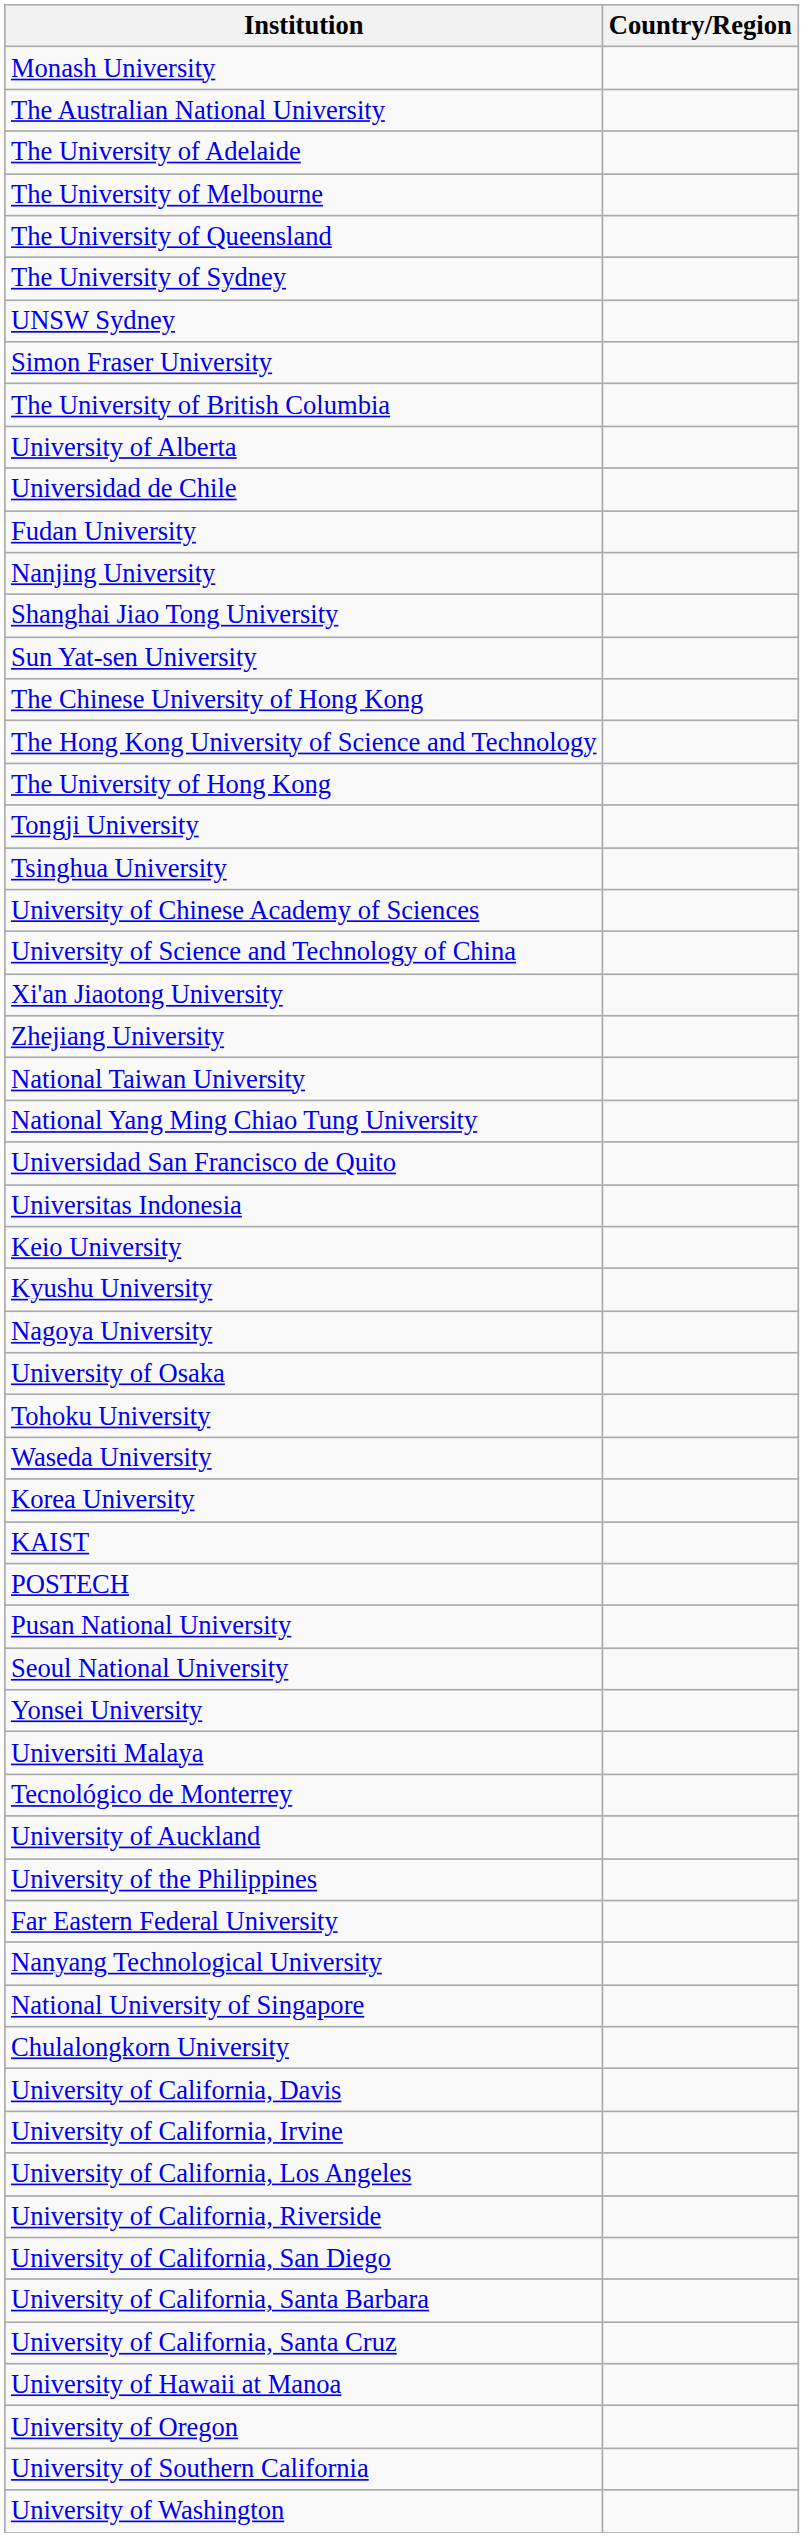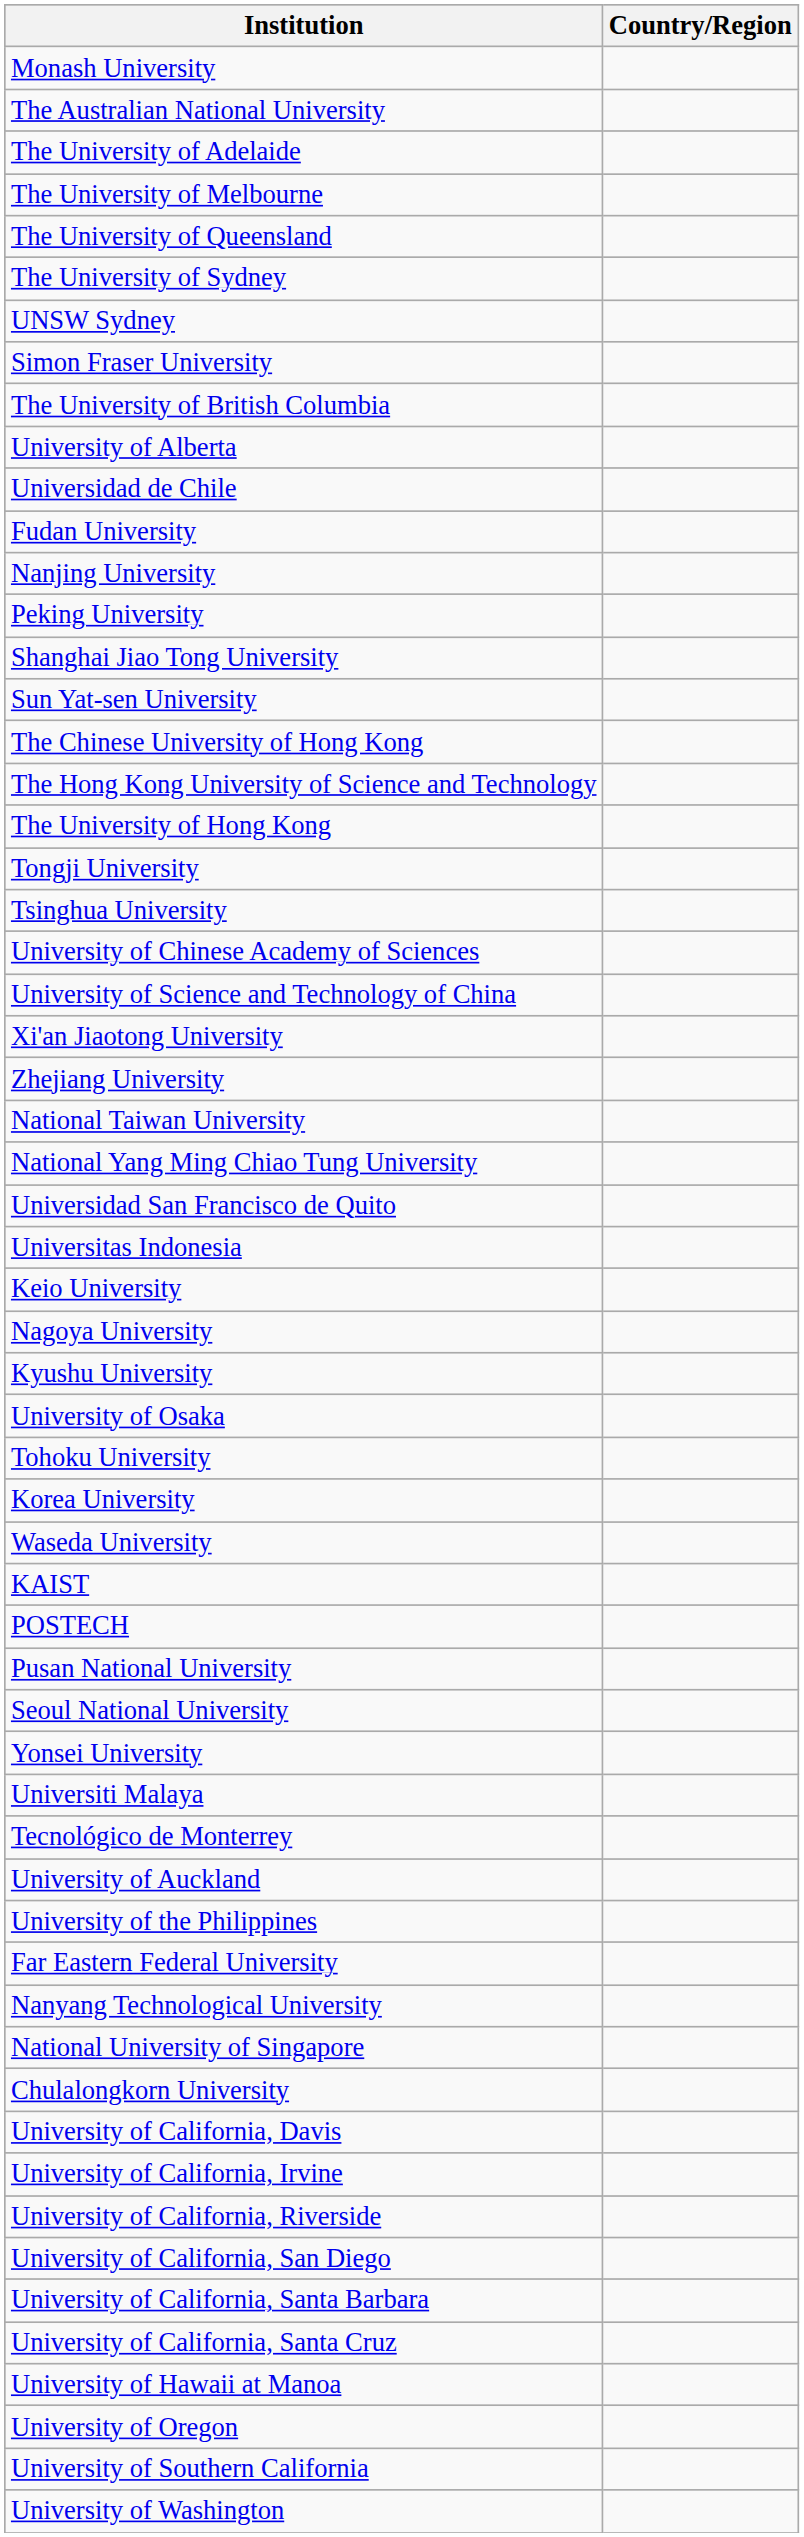+ row: (107, 615)
rows swapped: (112, 1289) <-> (112, 1331)
rows swapped: (111, 1457) <-> (103, 1499)
- row: (211, 2173)
